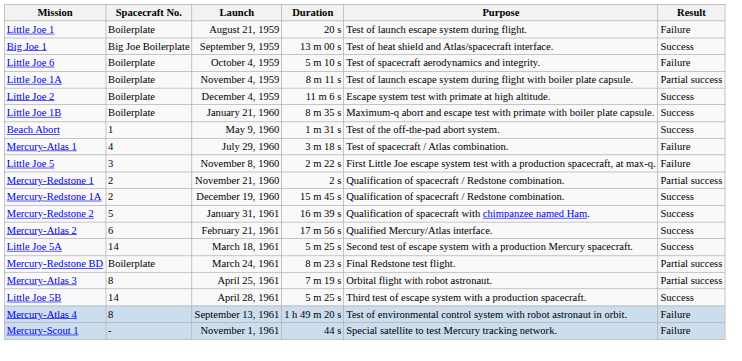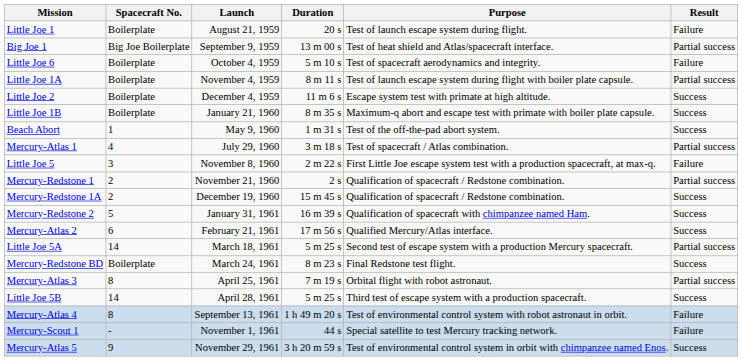(677, 46) Success -> (704, 46) Partial success
(675, 146) Failure -> (704, 146) Partial success
(677, 247) Success -> (704, 247) Partial success
(691, 264) Partial success -> (690, 264) Success
+ row: (42, 347)
